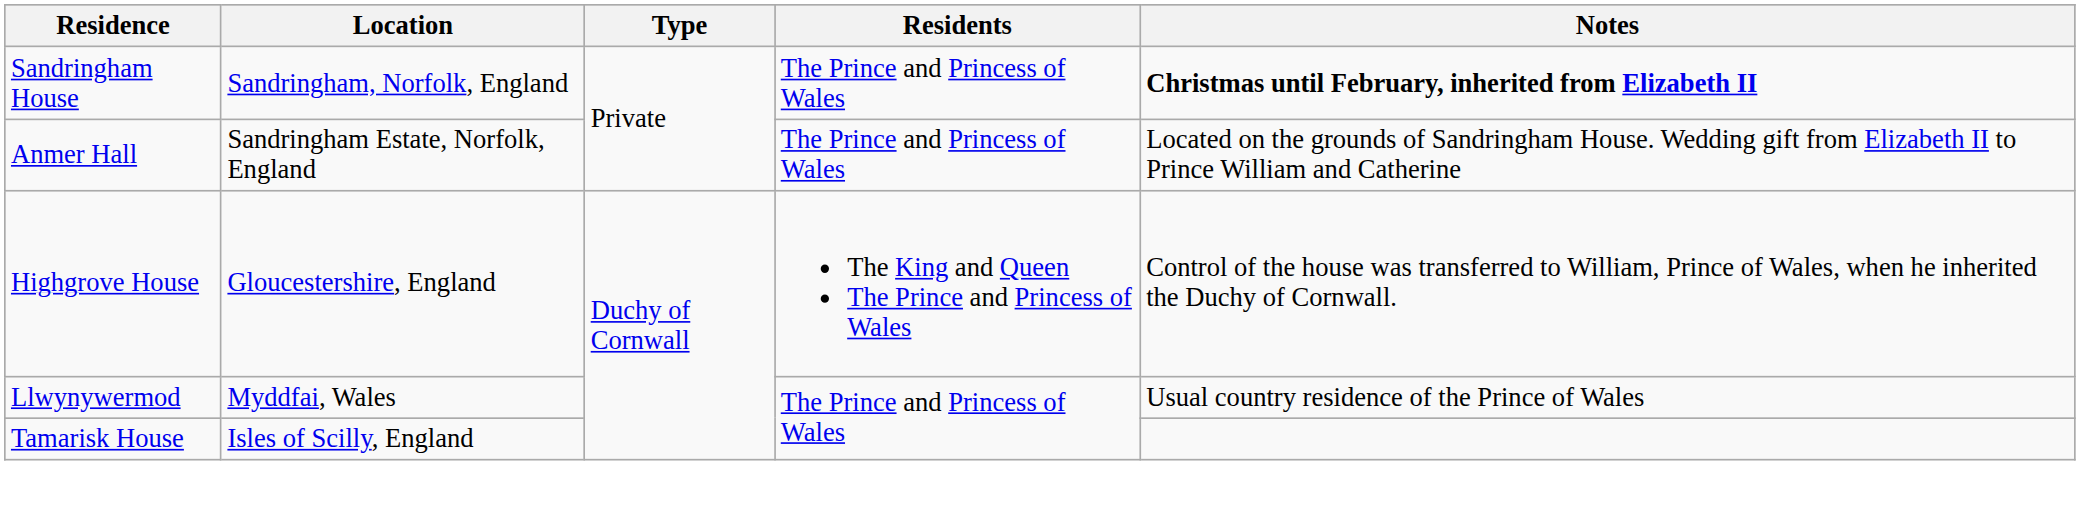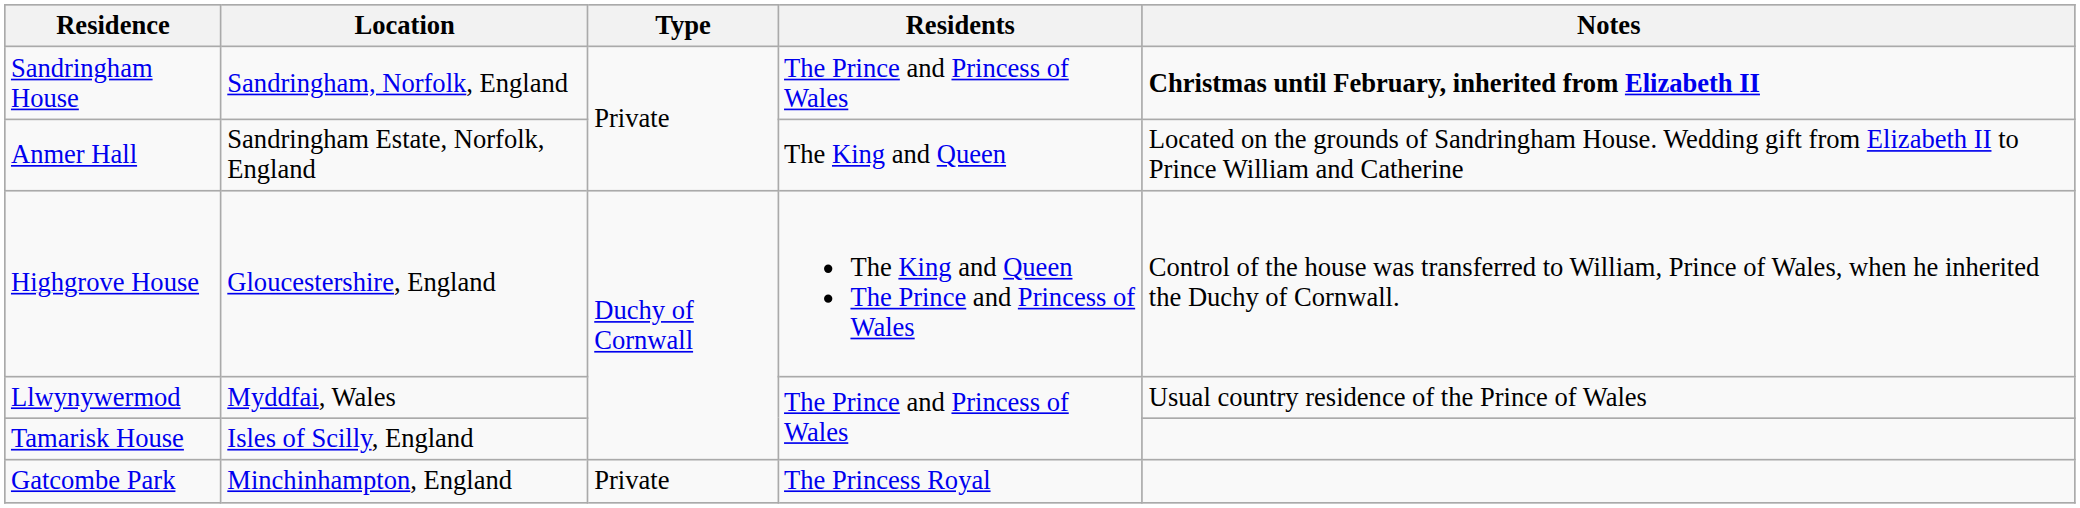(923, 154) The Prince and Princess of Wales -> (895, 154) The King and Queen
+ row: (93, 480)
